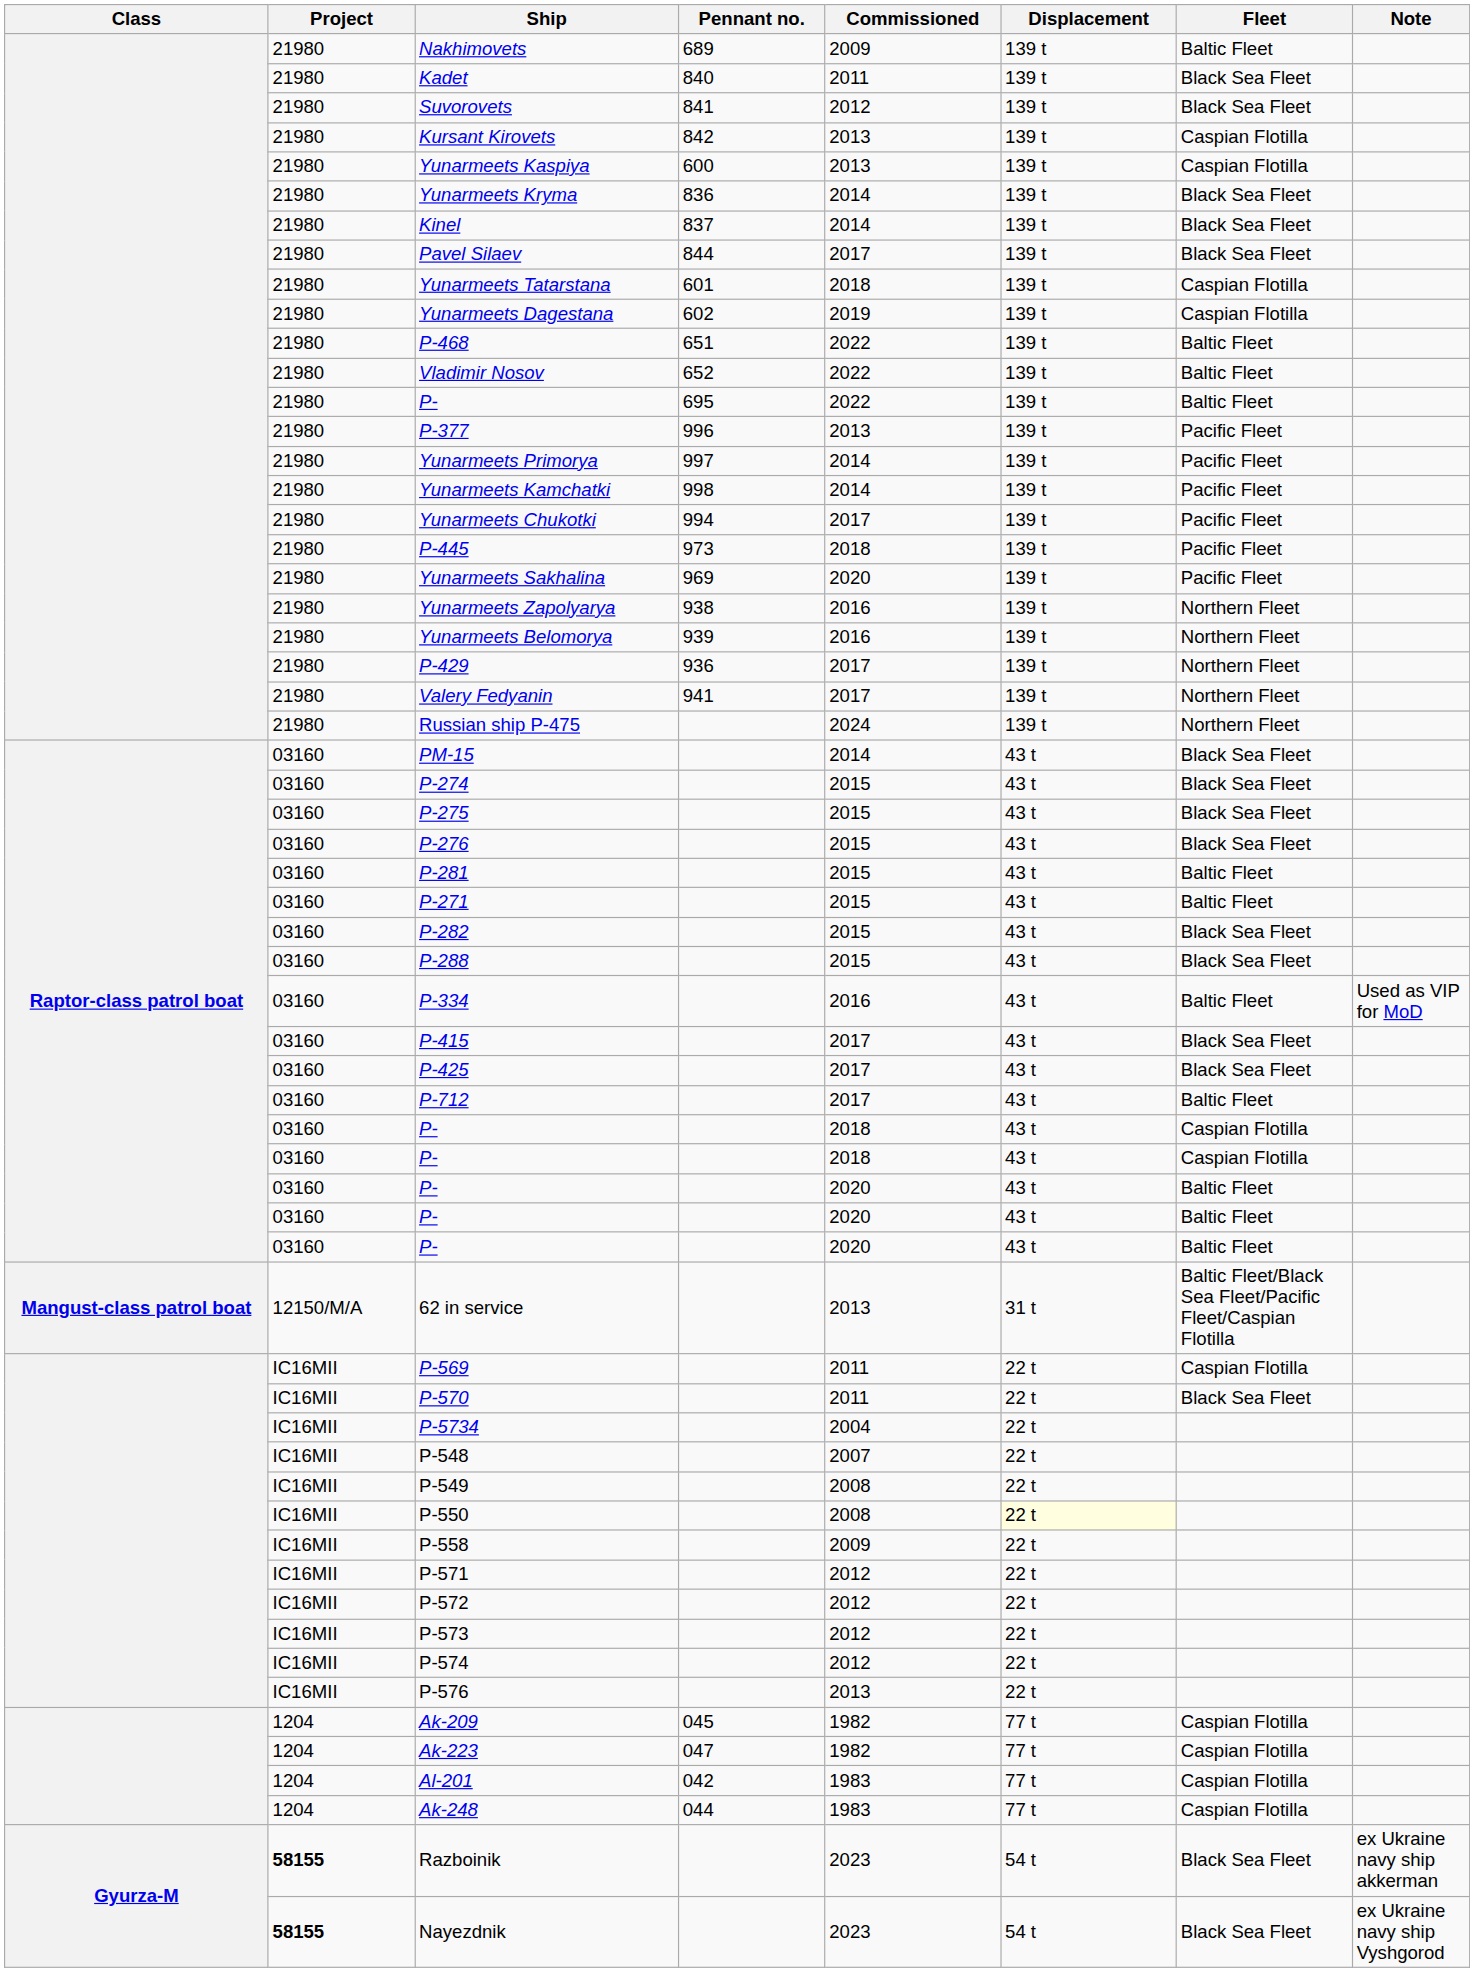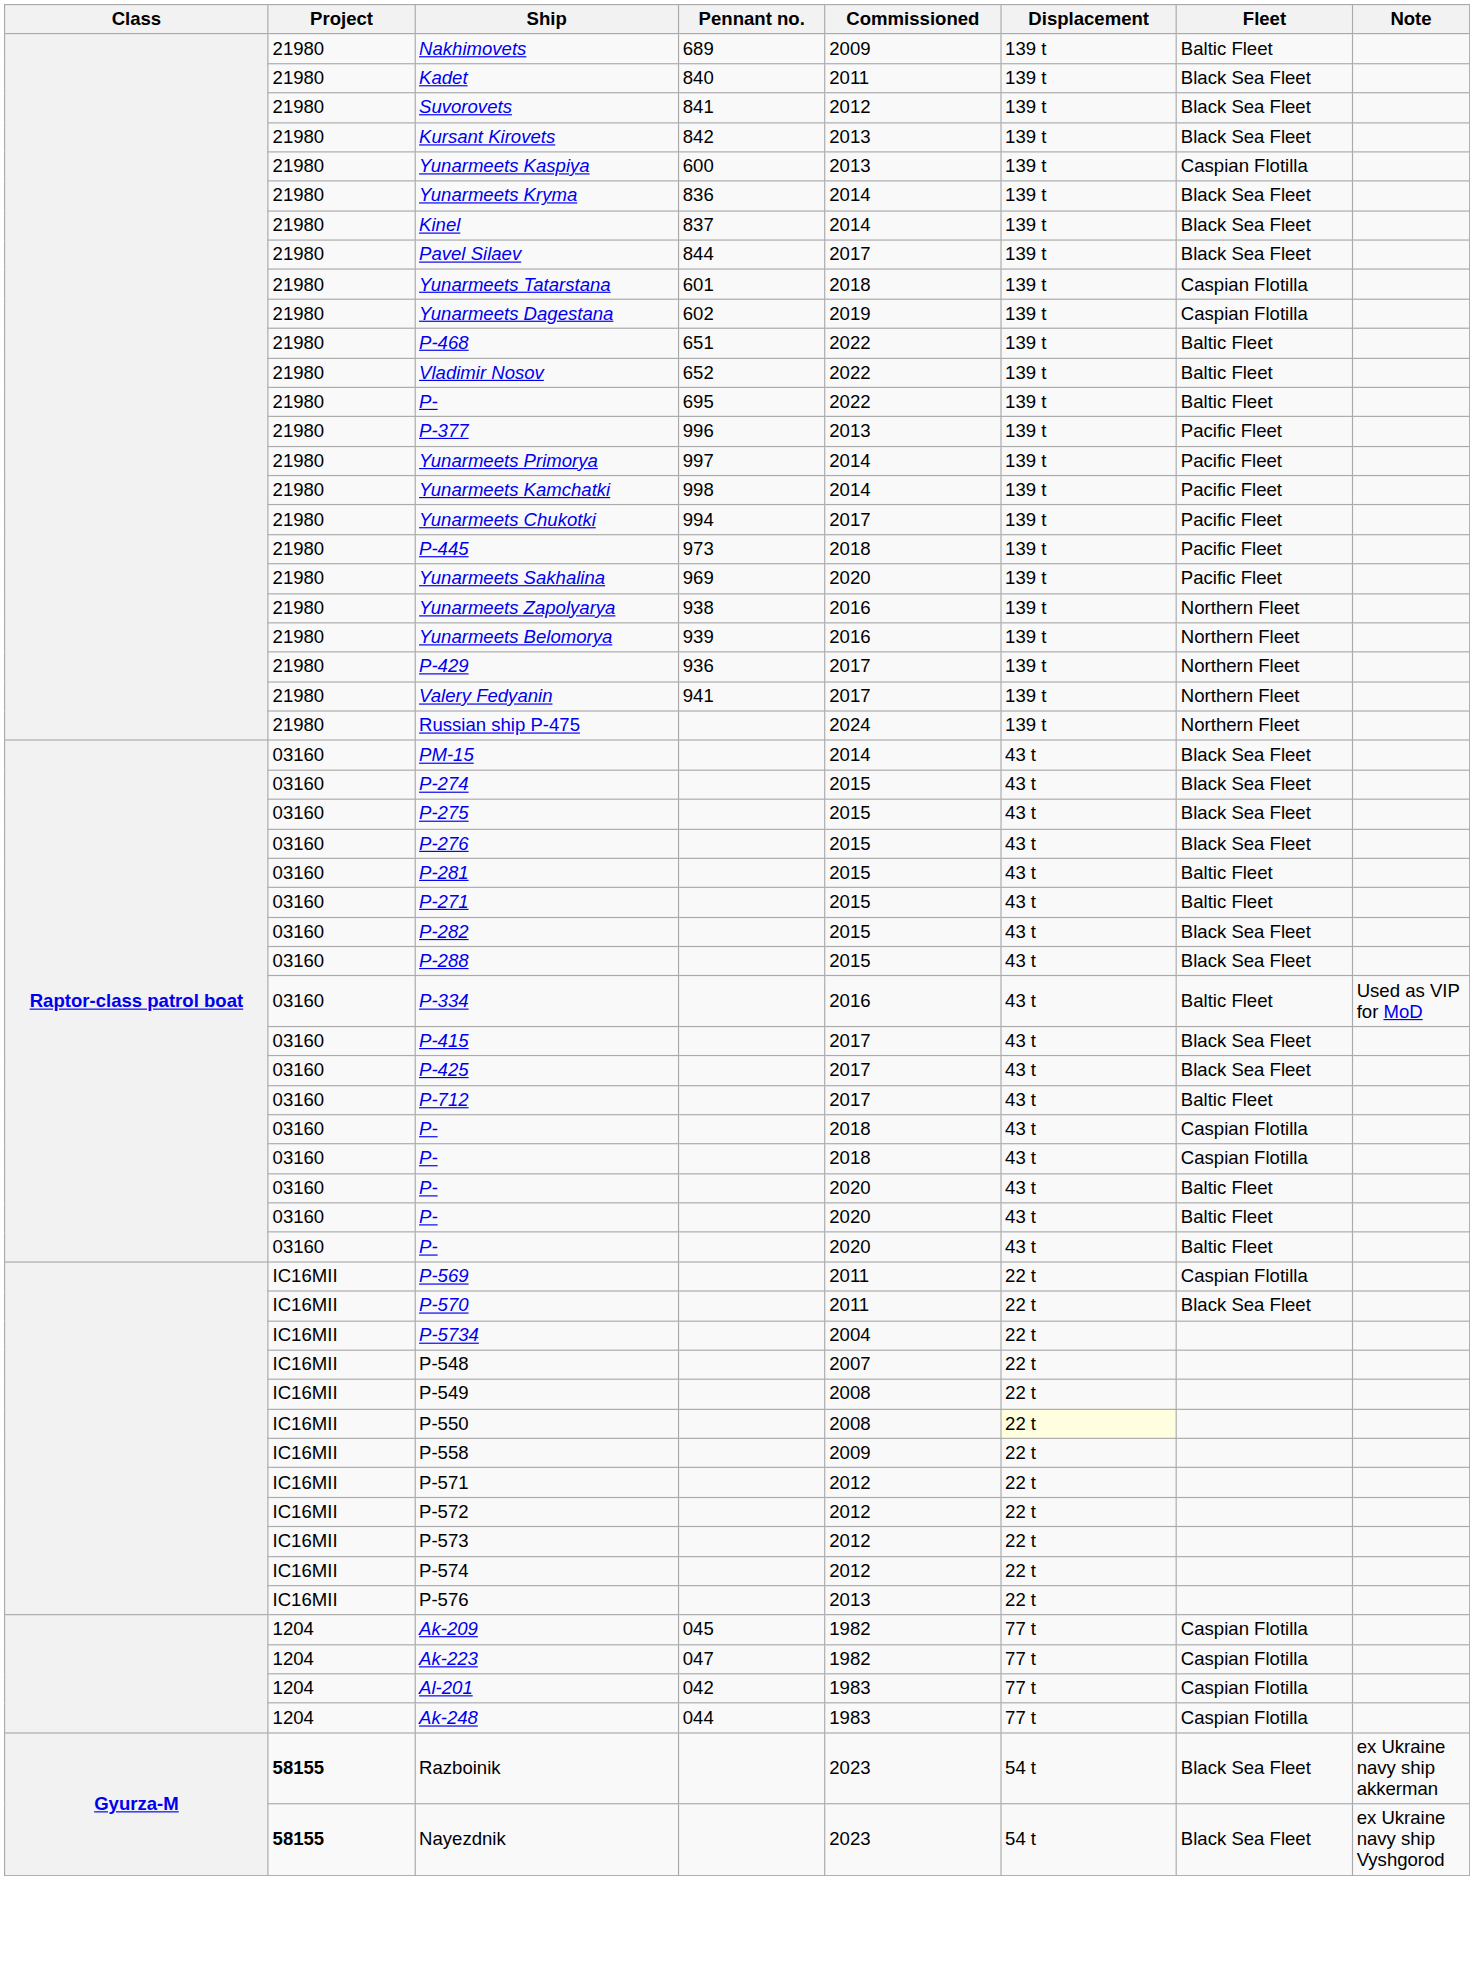(1244, 136) Caspian Flotilla -> (1246, 136) Black Sea Fleet
- row: (471, 1307)
